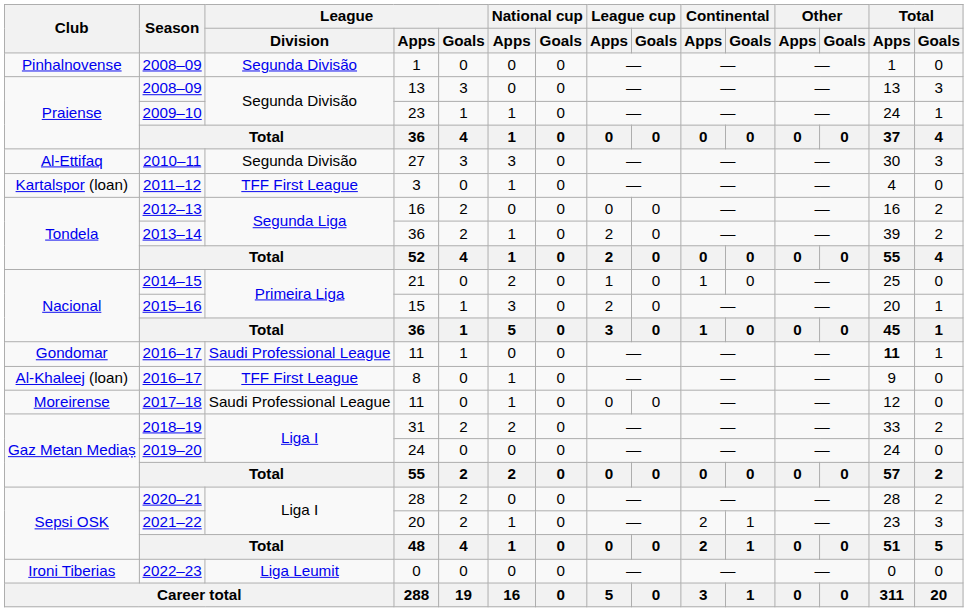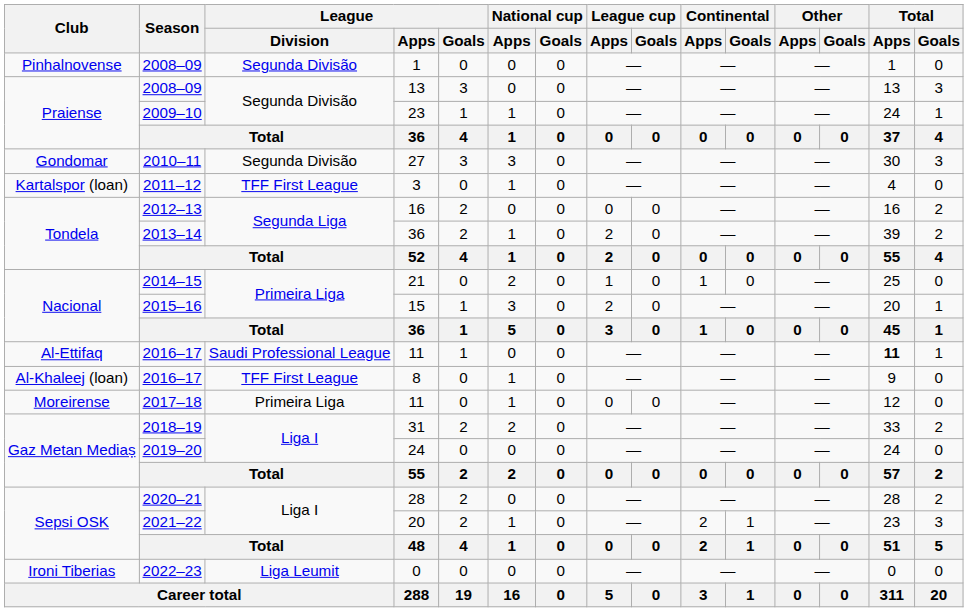(72, 161) Al-Ettifaq -> (72, 161) Gondomar
(72, 354) Gondomar -> (72, 354) Al-Ettifaq
(300, 402) Saudi Professional League -> (300, 402) Primeira Liga
